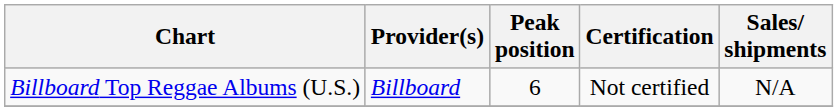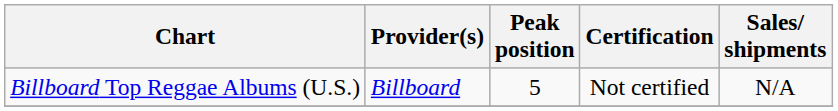(535, 86) 6 -> (535, 86) 5
